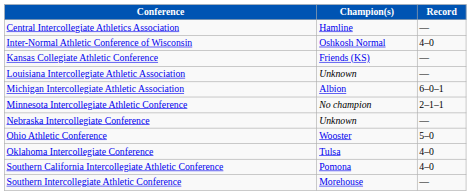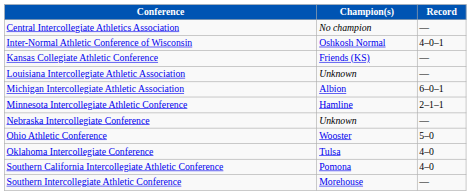(336, 27) Hamline -> (345, 27) No champion
(427, 43) 4–0 -> (432, 43) 4–0–1
(345, 105) No champion -> (336, 105) Hamline
